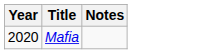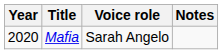+ column: (127, 15)
